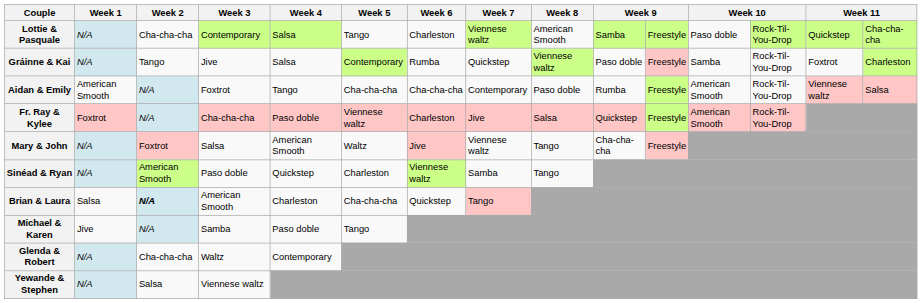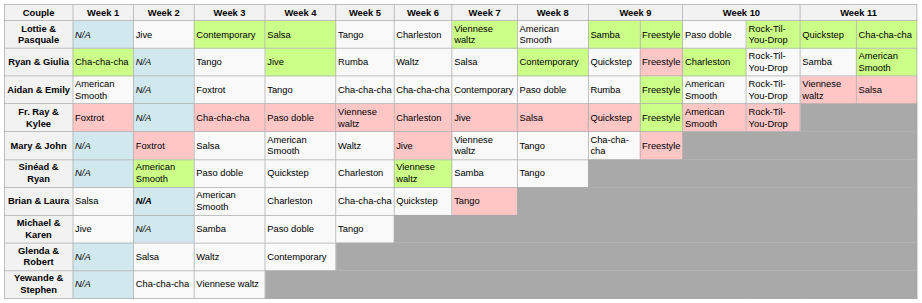(166, 34) Cha-cha-cha -> (144, 34) Jive
+ row: (39, 62)
- row: (40, 62)
(166, 256) Cha-cha-cha -> (147, 256) Salsa
(151, 284) Salsa -> (162, 284) Cha-cha-cha
